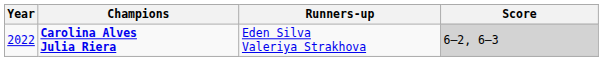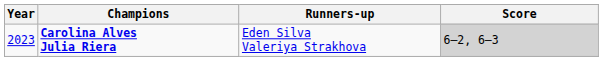(21, 40) 2022 -> (21, 40) 2023
